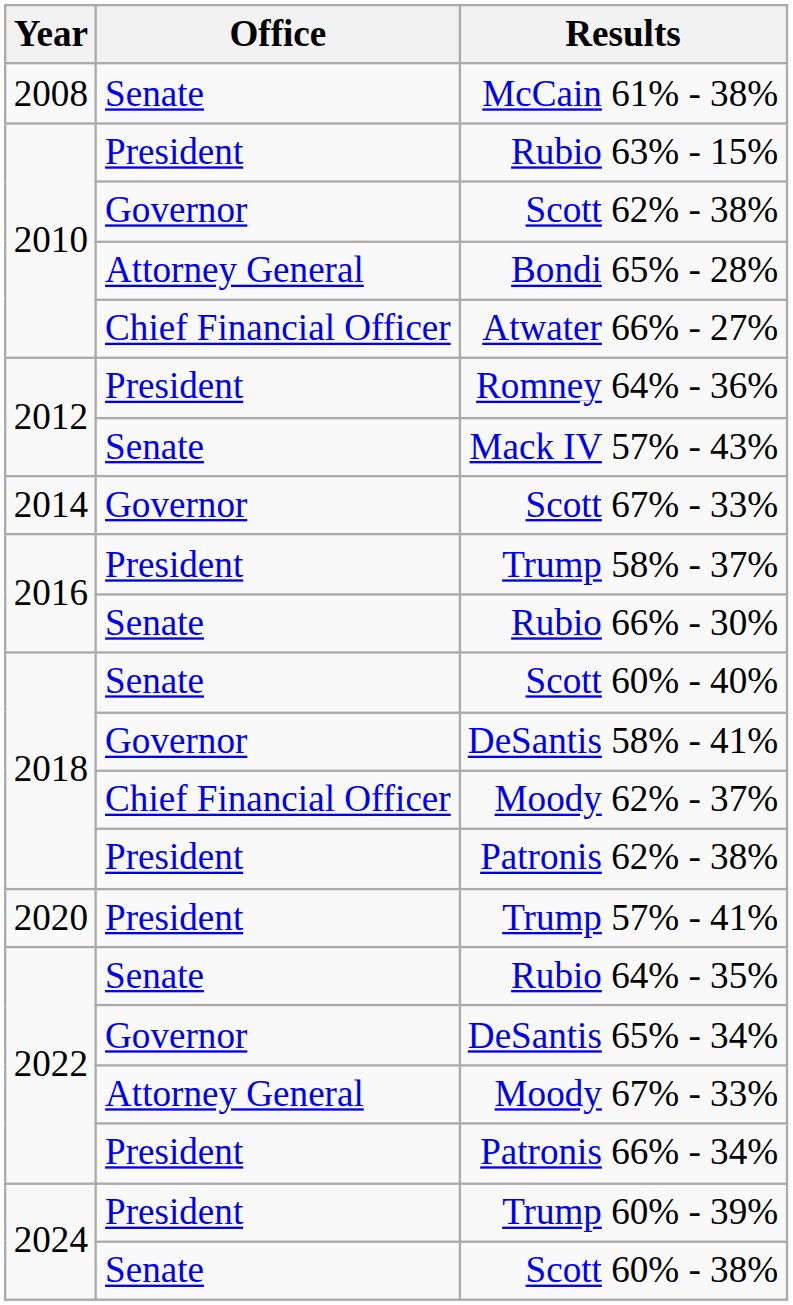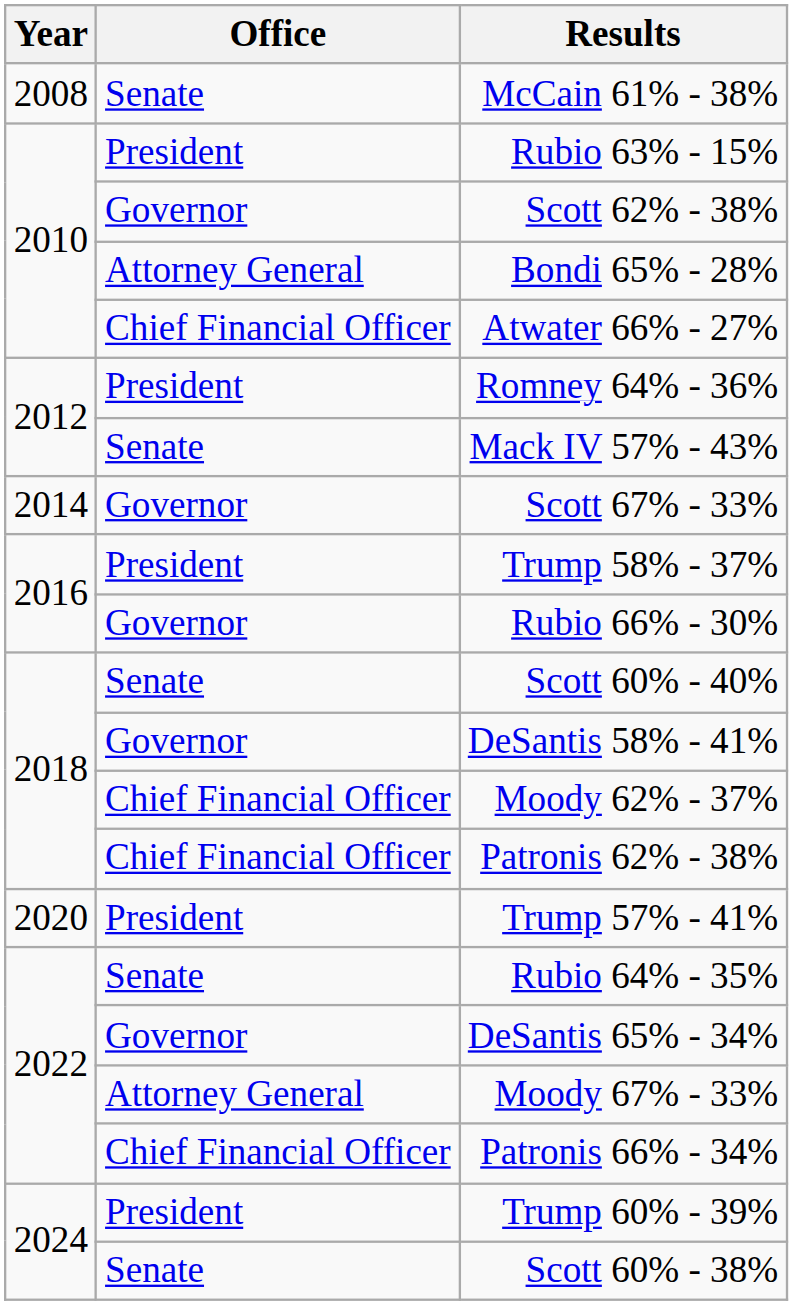(155, 622) Senate -> (176, 622) Governor
(174, 858) President -> (278, 858) Chief Financial Officer
(174, 1152) President -> (278, 1152) Chief Financial Officer
